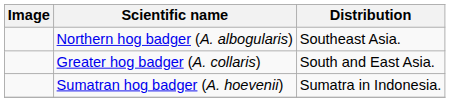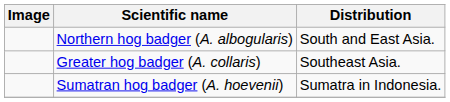(350, 39) Southeast Asia. -> (367, 39) South and East Asia.
(367, 62) South and East Asia. -> (350, 62) Southeast Asia.
